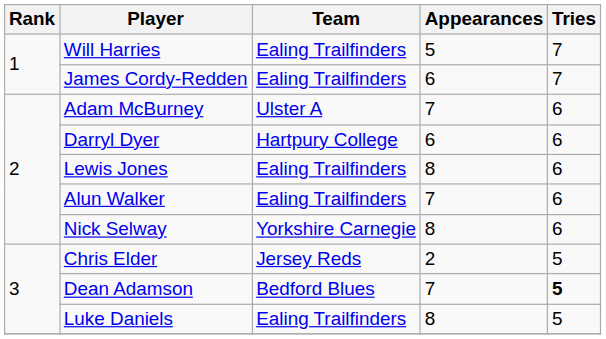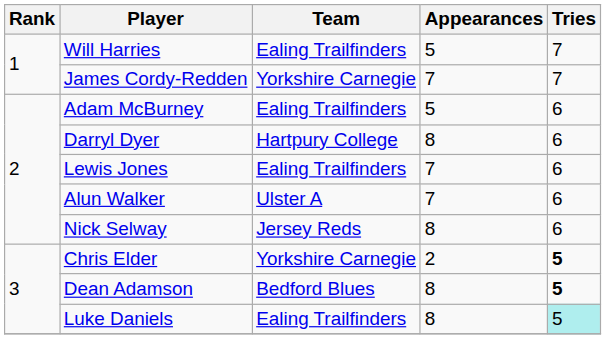(331, 79) Ealing Trailfinders -> (336, 79) Yorkshire Carnegie
(430, 79) 6 -> (430, 79) 7
(289, 109) Ulster A -> (331, 109) Ealing Trailfinders
(430, 109) 7 -> (430, 109) 5
(430, 139) 6 -> (430, 139) 8
(430, 169) 8 -> (430, 169) 7
(331, 199) Ealing Trailfinders -> (289, 199) Ulster A
(336, 229) Yorkshire Carnegie -> (309, 229) Jersey Reds
(309, 259) Jersey Reds -> (336, 259) Yorkshire Carnegie
(557, 259) normal -> (557, 259) bold
(430, 288) 7 -> (430, 288) 8
(557, 318) no background -> (557, 318) paleturquoise background
